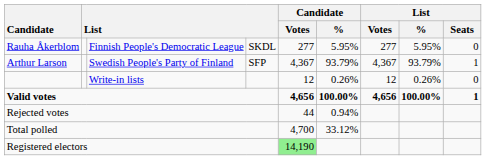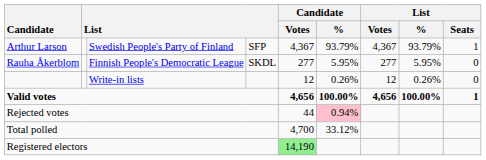rows swapped: (37, 63) <-> (43, 46)
(345, 113) no background -> (345, 113) pink background
